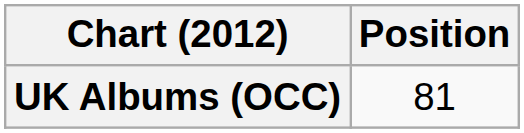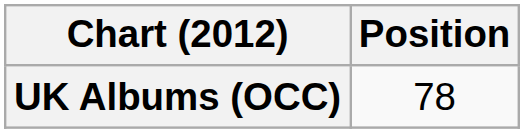(435, 95) 81 -> (435, 95) 78
